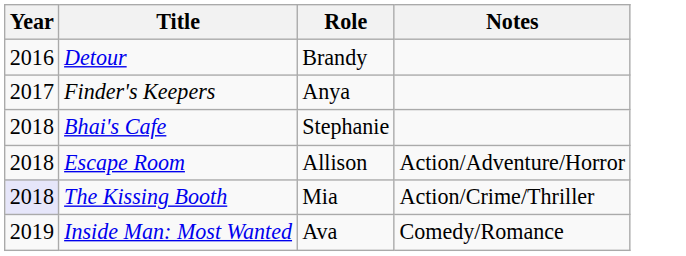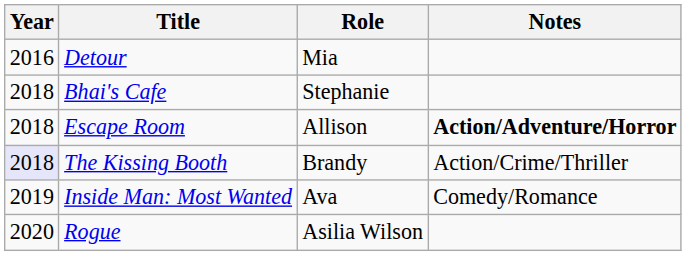(335, 57) Brandy -> (320, 57) Mia
- row: (140, 92)
(512, 162) normal -> (555, 127) bold
(320, 197) Mia -> (335, 162) Brandy
+ row: (92, 232)
